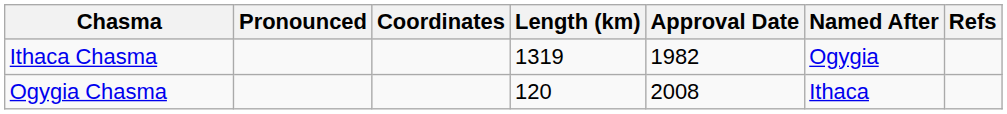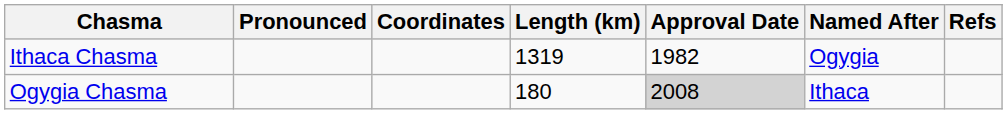(533, 91) 120 -> (533, 91) 180
(675, 91) no background -> (675, 91) lightgrey background
